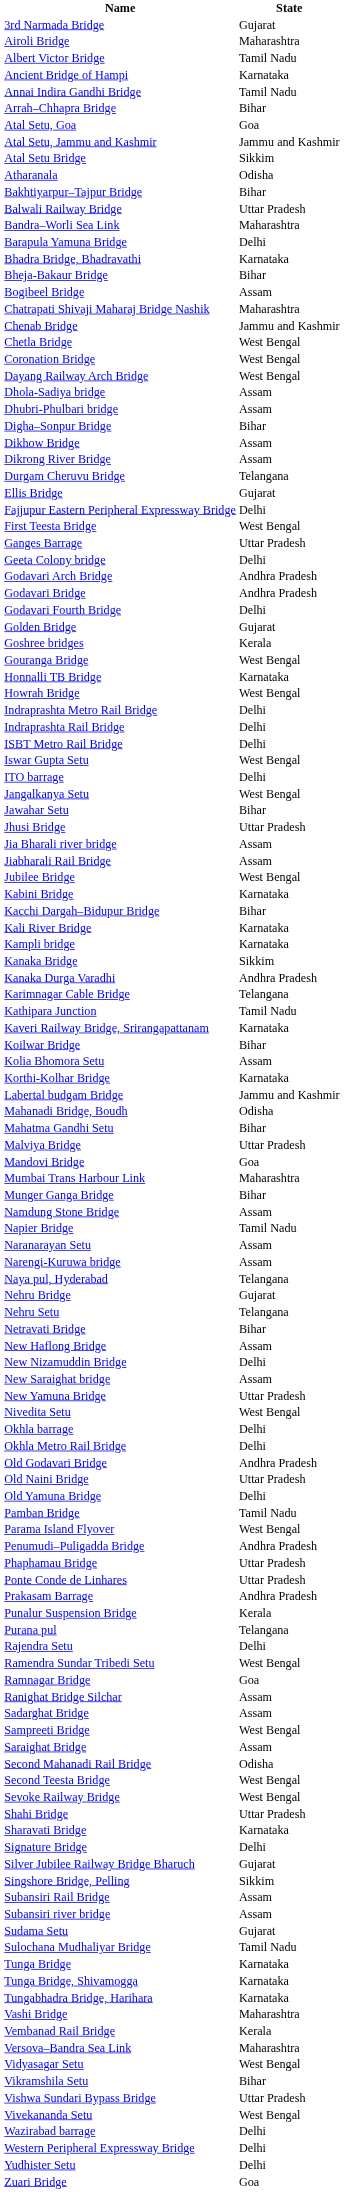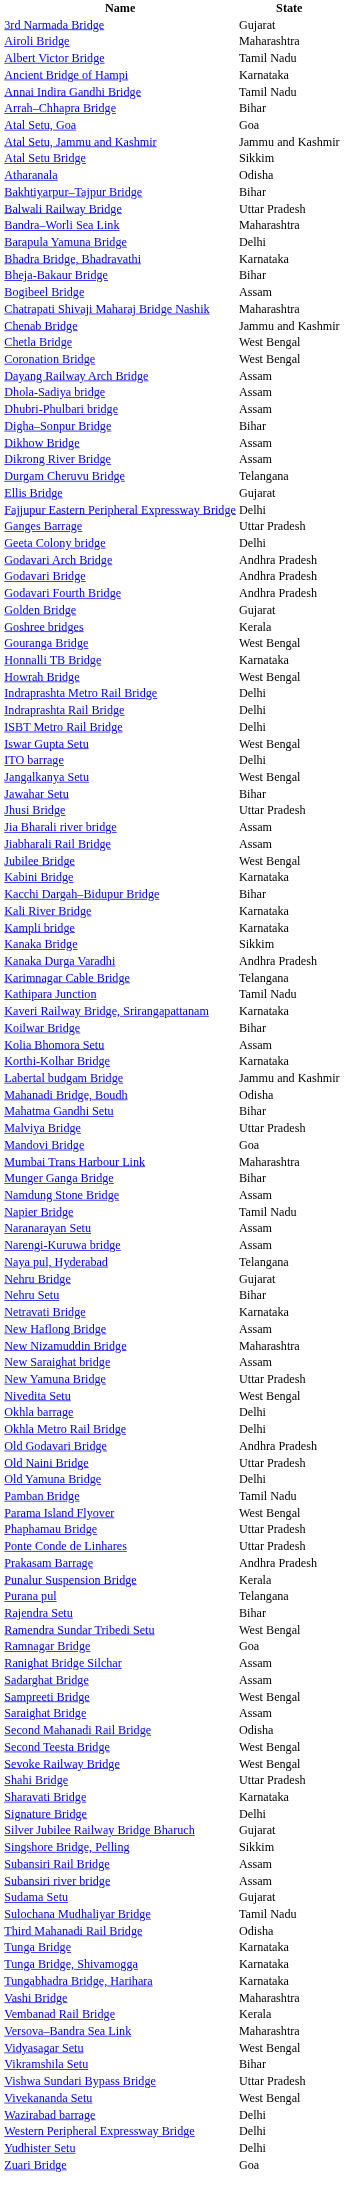(270, 376) West Bengal -> (256, 376) Assam
- row: (50, 526)
(252, 610) Delhi -> (278, 593) Andhra Pradesh
(264, 1312) Telangana -> (252, 1295) Bihar
(252, 1329) Bihar -> (264, 1312) Karnataka
(252, 1362) Delhi -> (269, 1345) Maharashtra
- row: (74, 1546)
(252, 1646) Delhi -> (252, 1613) Bihar
+ row: (73, 1931)
